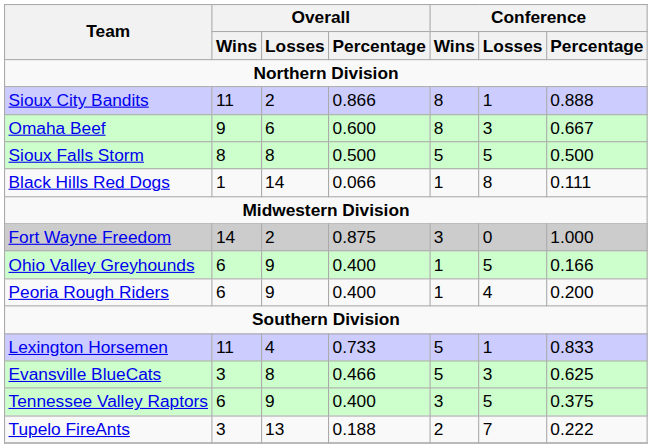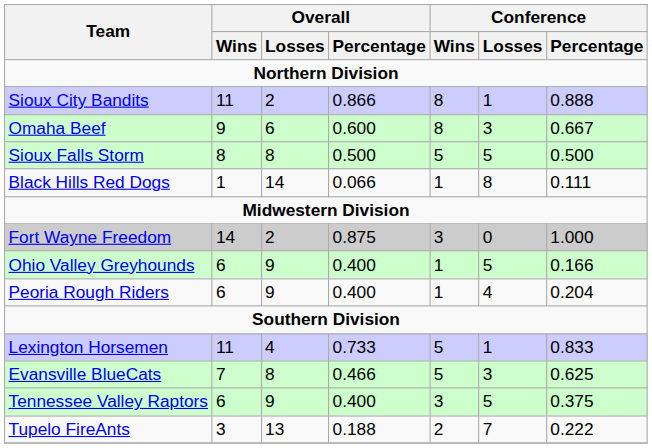(572, 292) 0.200 -> (572, 292) 0.204
(221, 374) 3 -> (221, 374) 7
